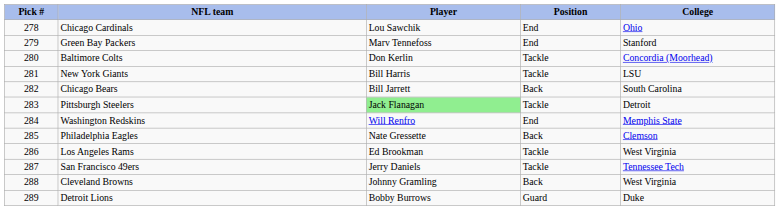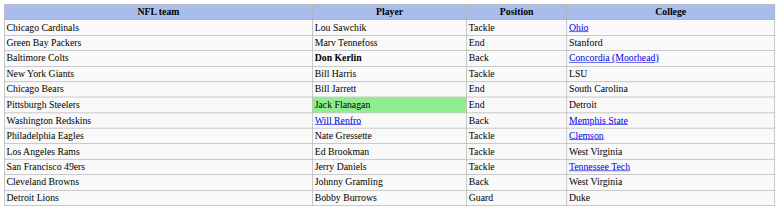- column: (31, 12)
(531, 27) End -> (482, 27) Tackle
(391, 58) normal -> (338, 58) bold
(536, 58) Tackle -> (479, 58) Back
(533, 89) Back -> (477, 89) End
(536, 105) Tackle -> (477, 105) End
(531, 120) End -> (479, 120) Back
(533, 136) Back -> (482, 136) Tackle
